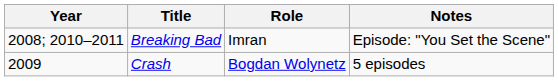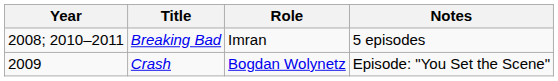(451, 40) Episode: "You Set the Scene" -> (389, 40) 5 episodes
(389, 64) 5 episodes -> (451, 64) Episode: "You Set the Scene"
